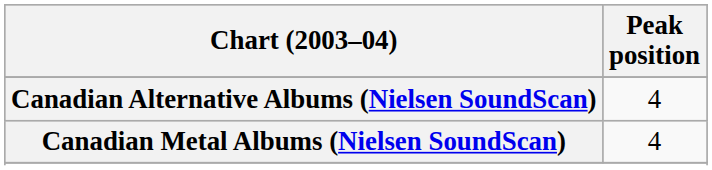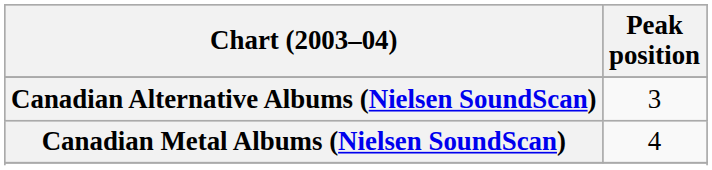(655, 98) 4 -> (655, 98) 3
